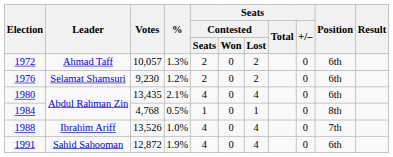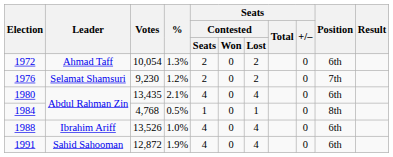(147, 62) 10,057 -> (147, 62) 10,054
(335, 78) 6th -> (335, 78) 7th
(335, 128) 7th -> (335, 128) 6th
